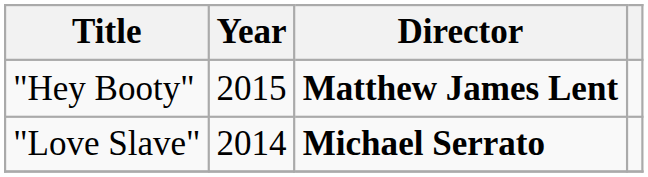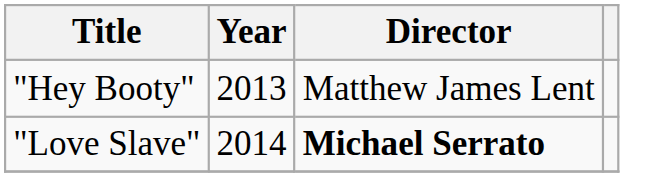(252, 87) 2015 -> (252, 87) 2013
(460, 87) bold -> (449, 87) normal
